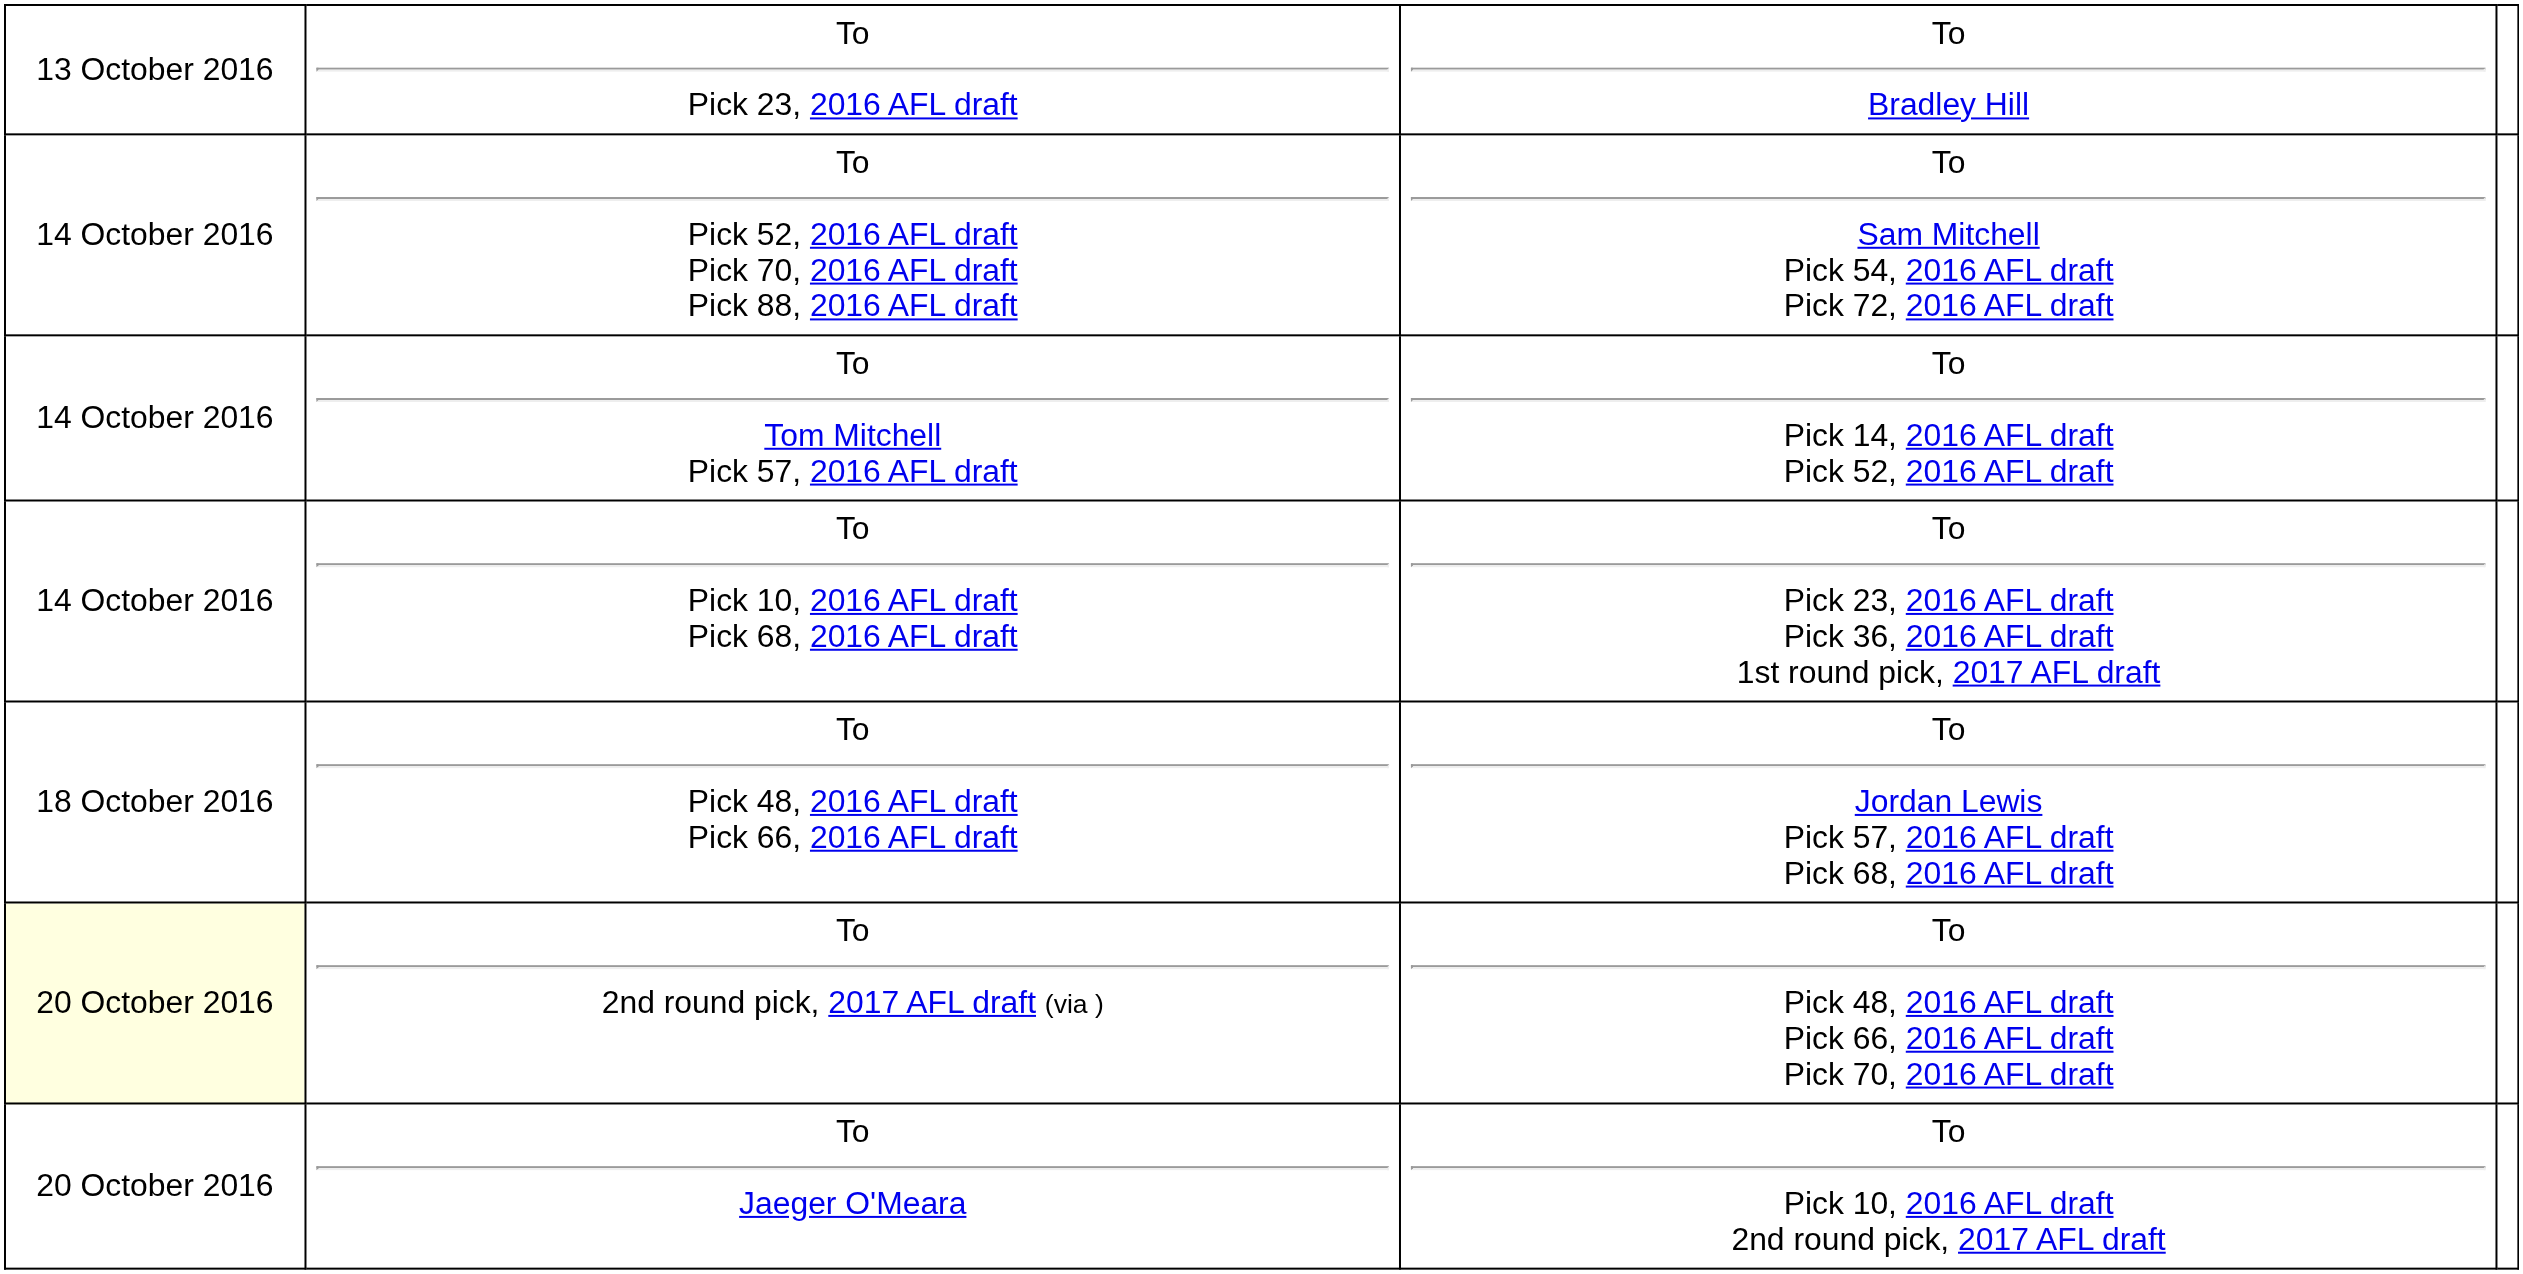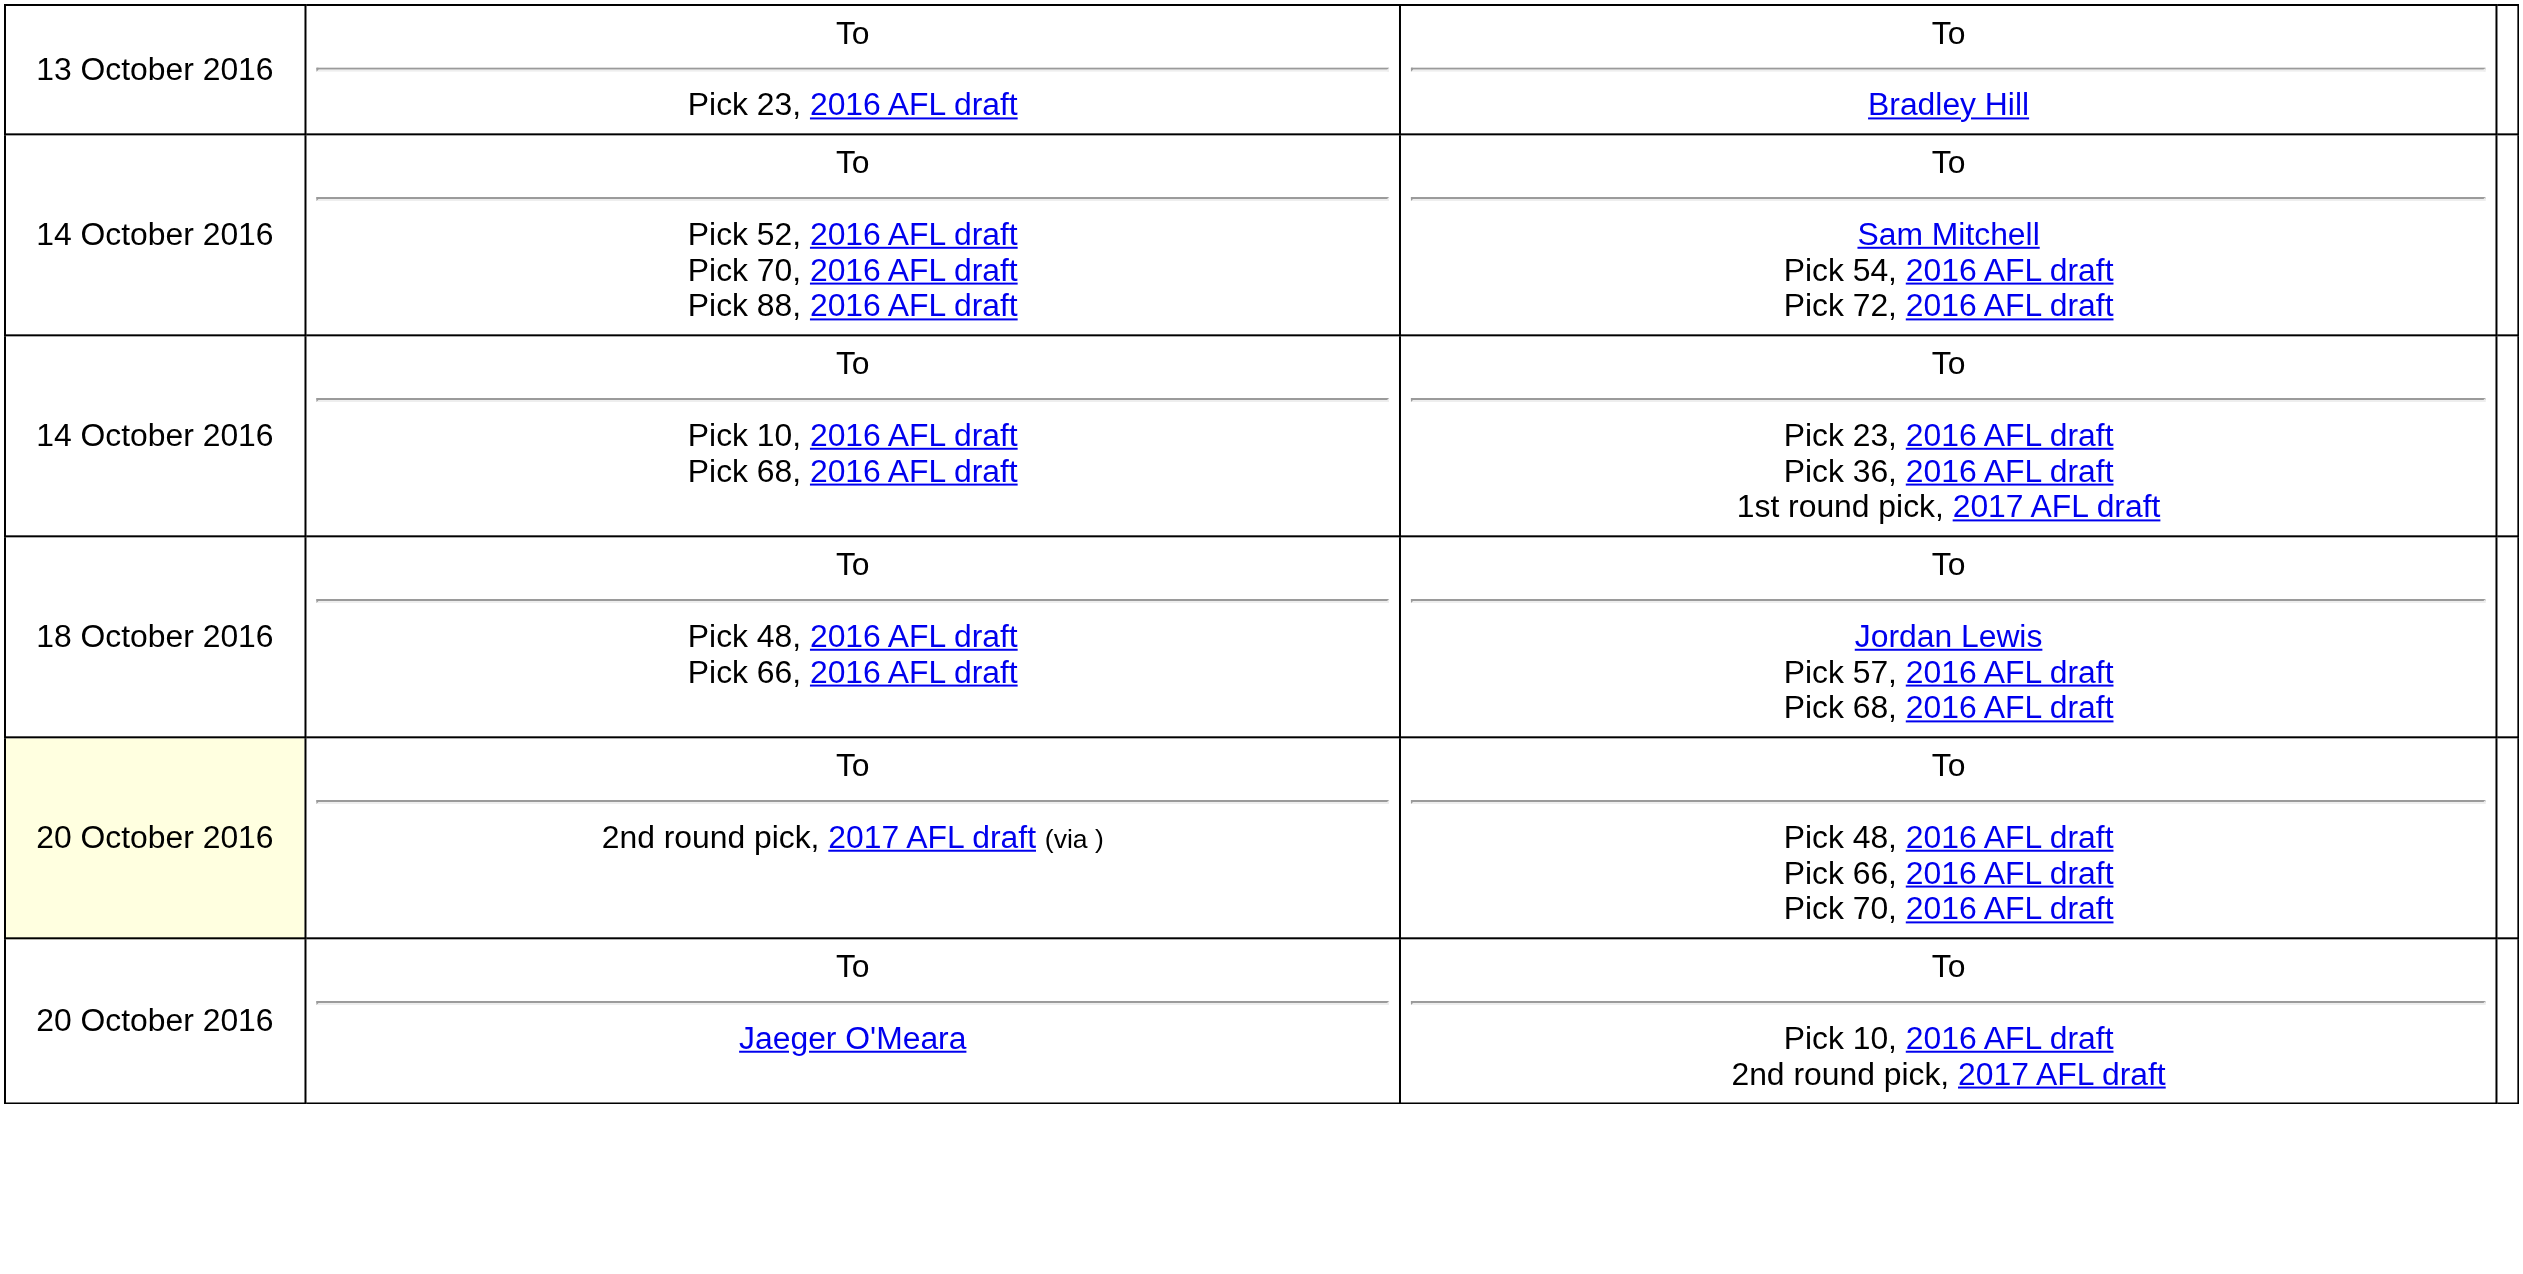- row: (853, 417)
